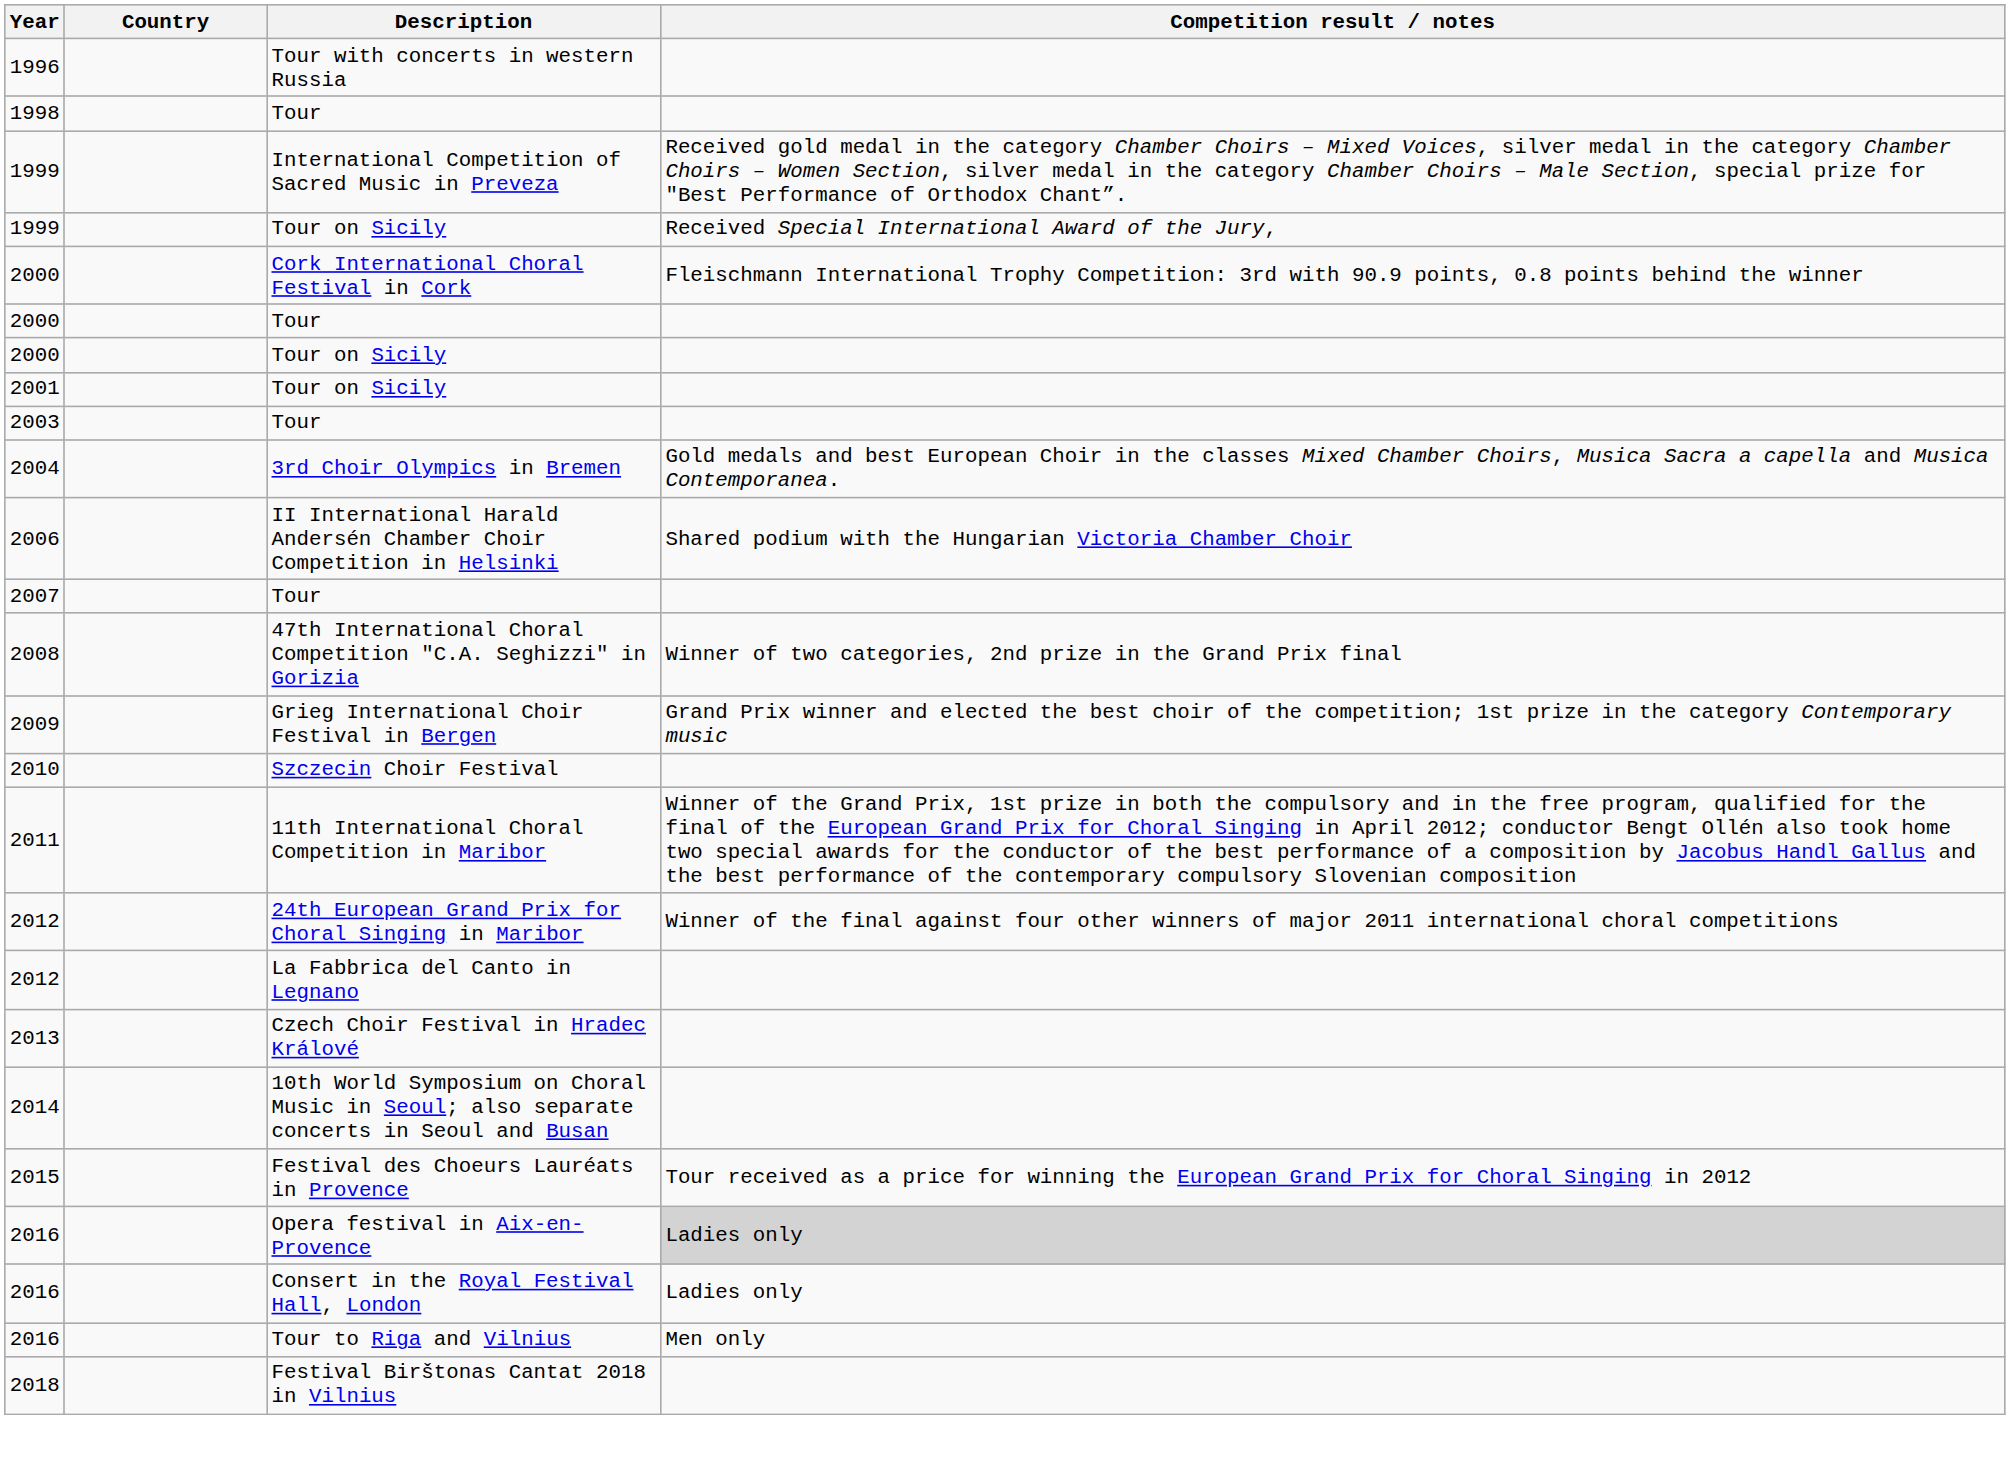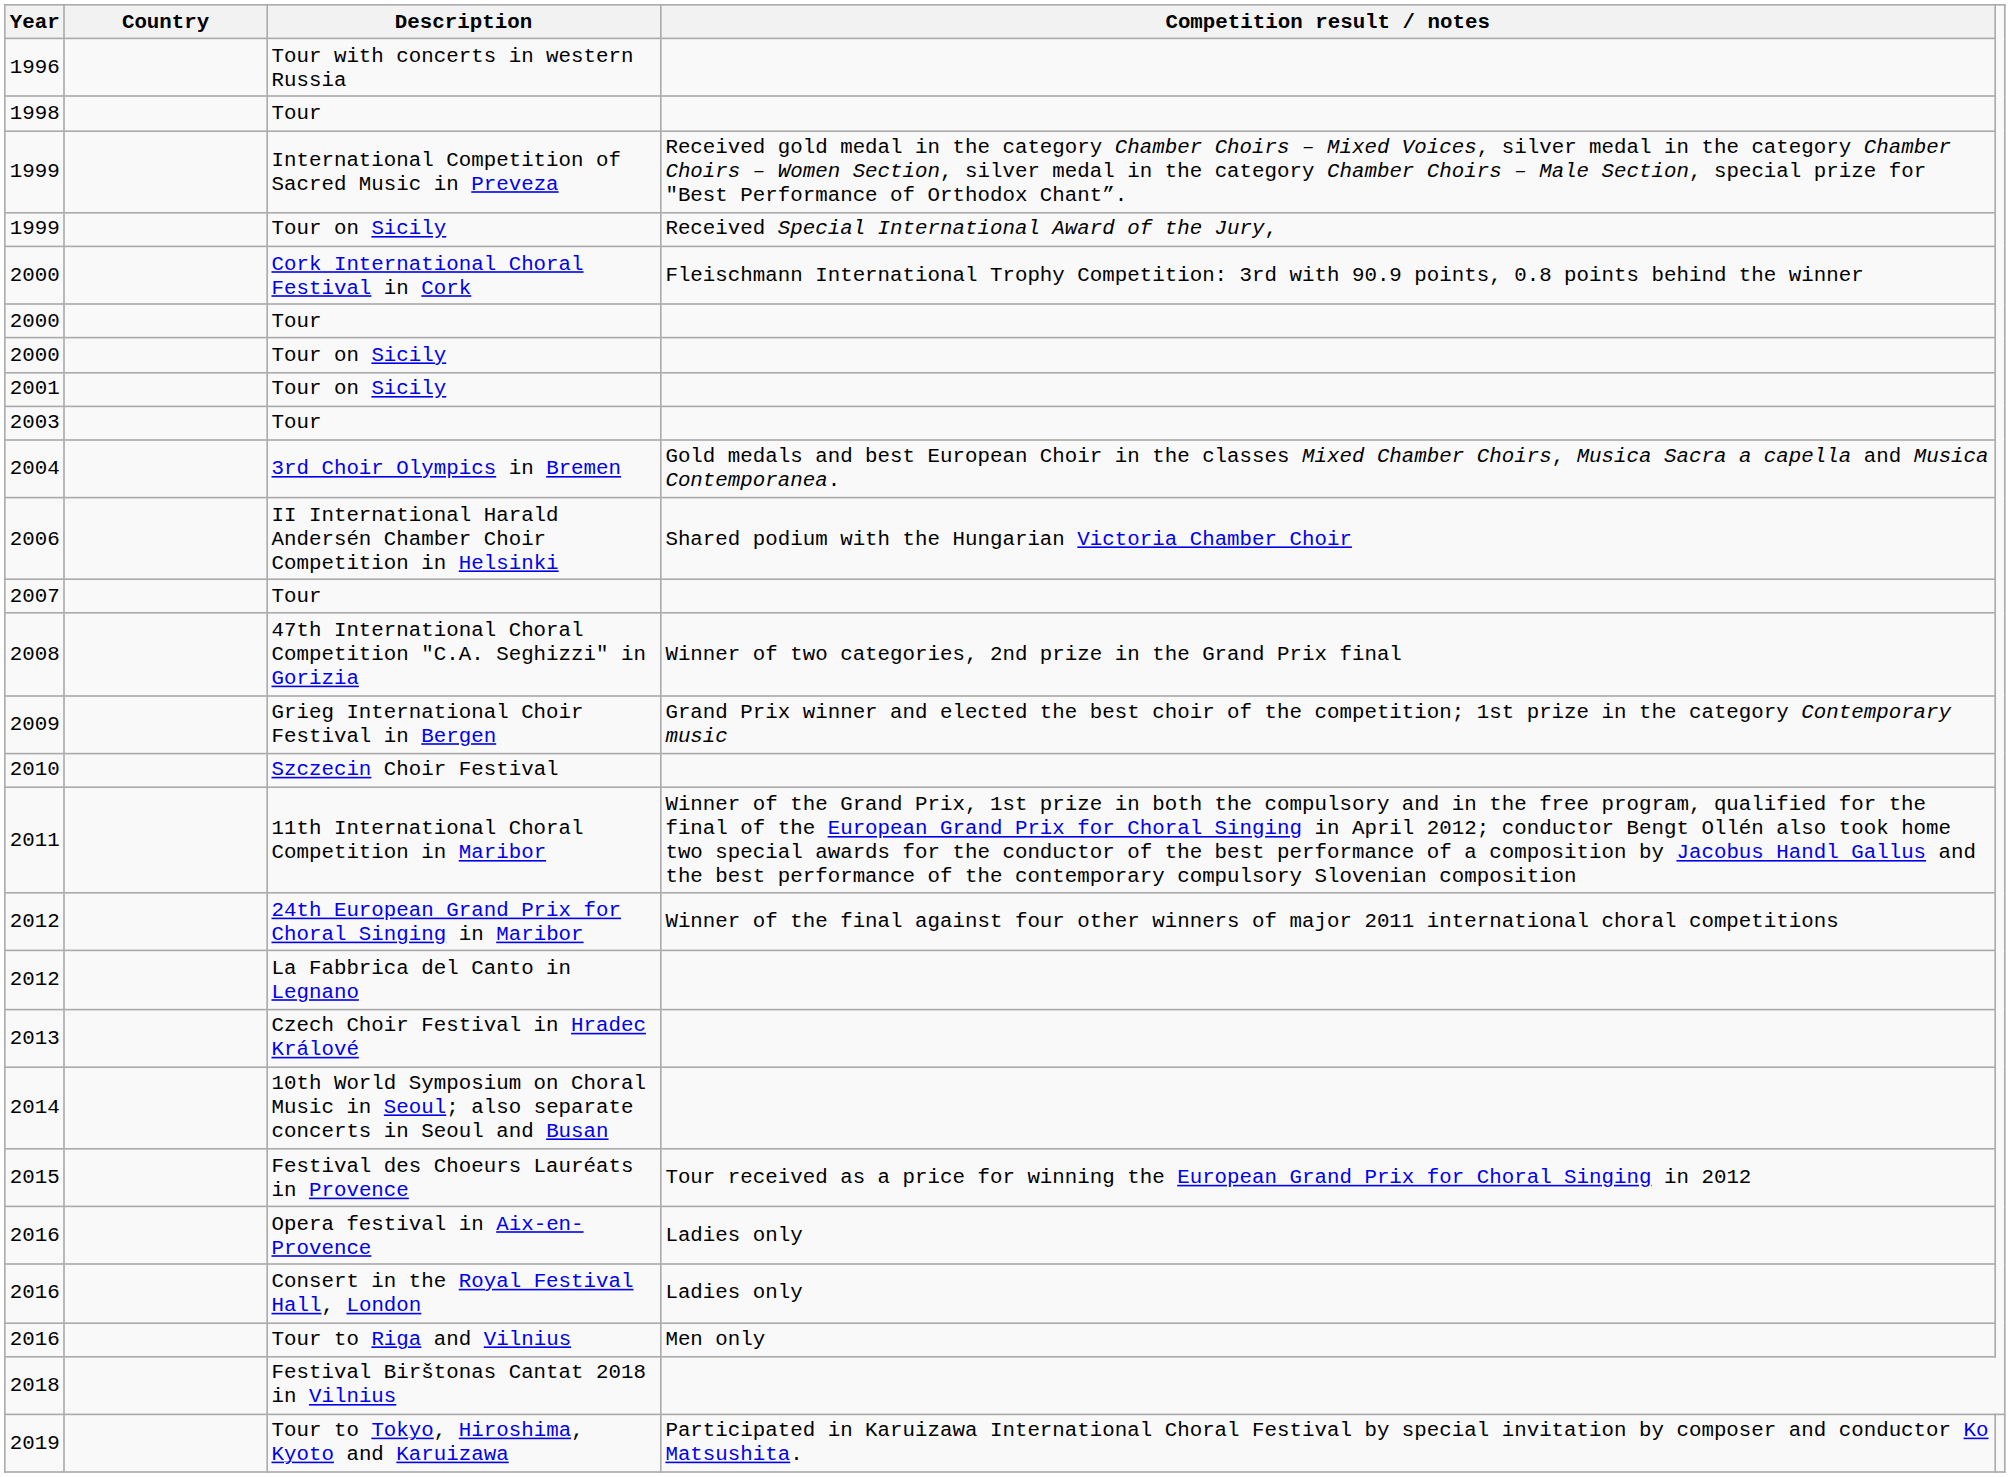(734, 1236) lightgrey background -> (734, 1236) no background
+ row: (35, 1443)
